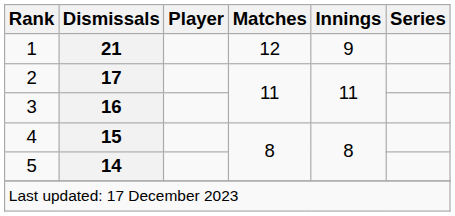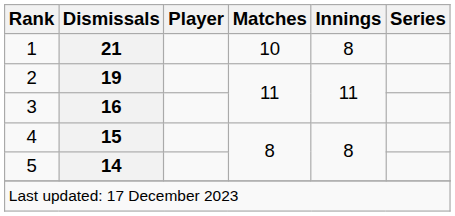(270, 48) 12 -> (270, 48) 10
(348, 48) 9 -> (348, 48) 8
(111, 78) 17 -> (111, 78) 19
